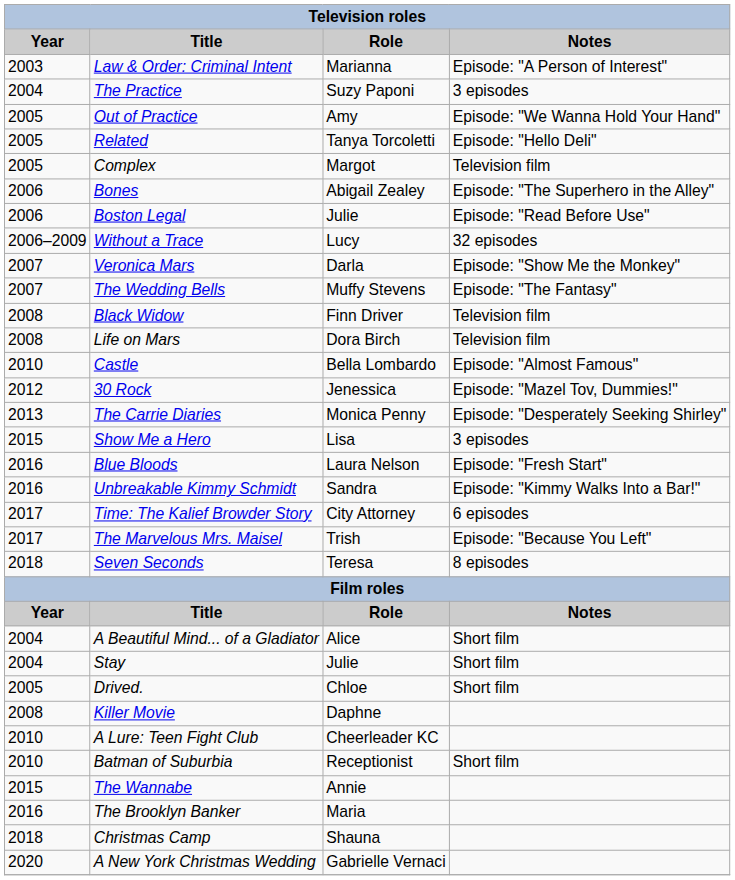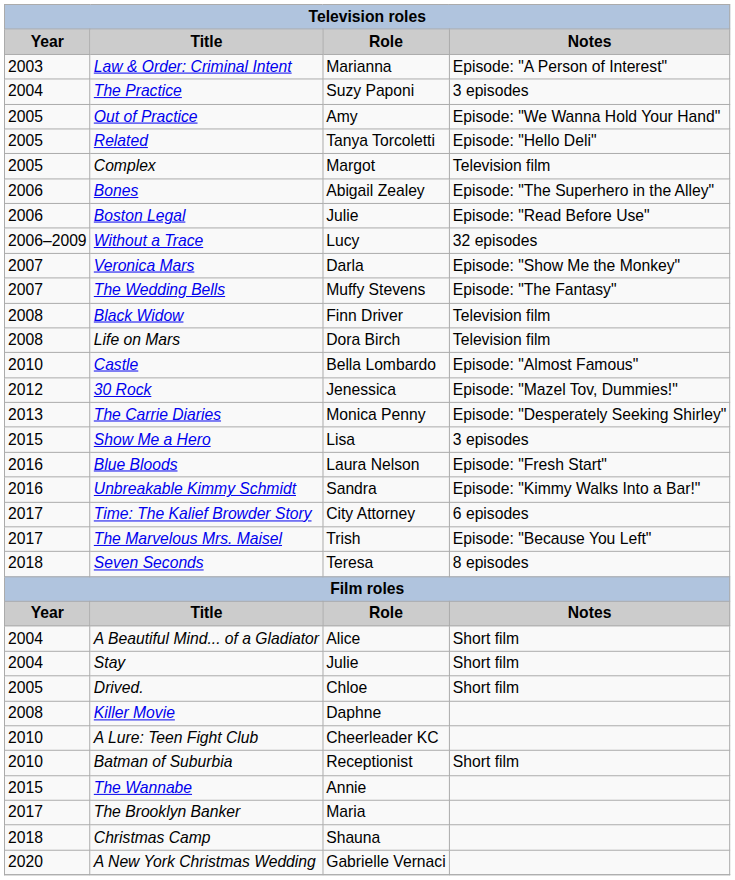(26, 812) 2016 -> (26, 812) 2017
